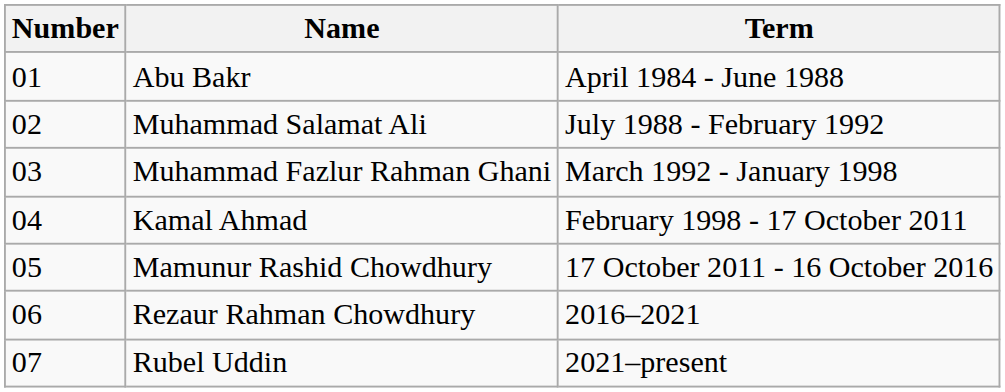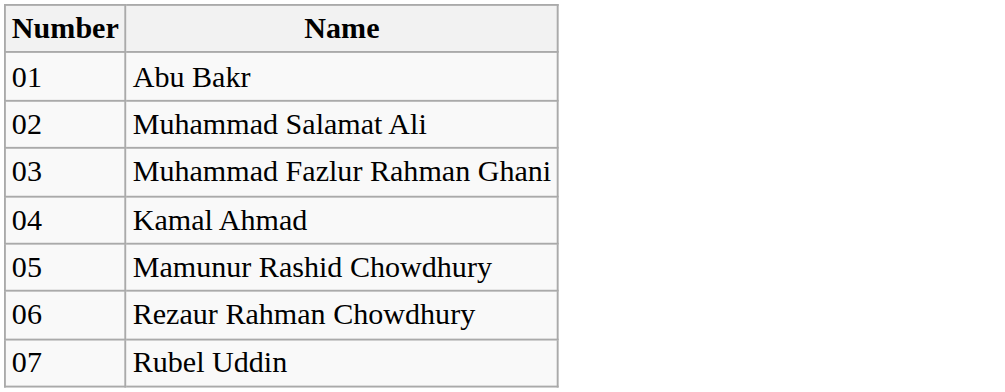- column: (779, 28)
